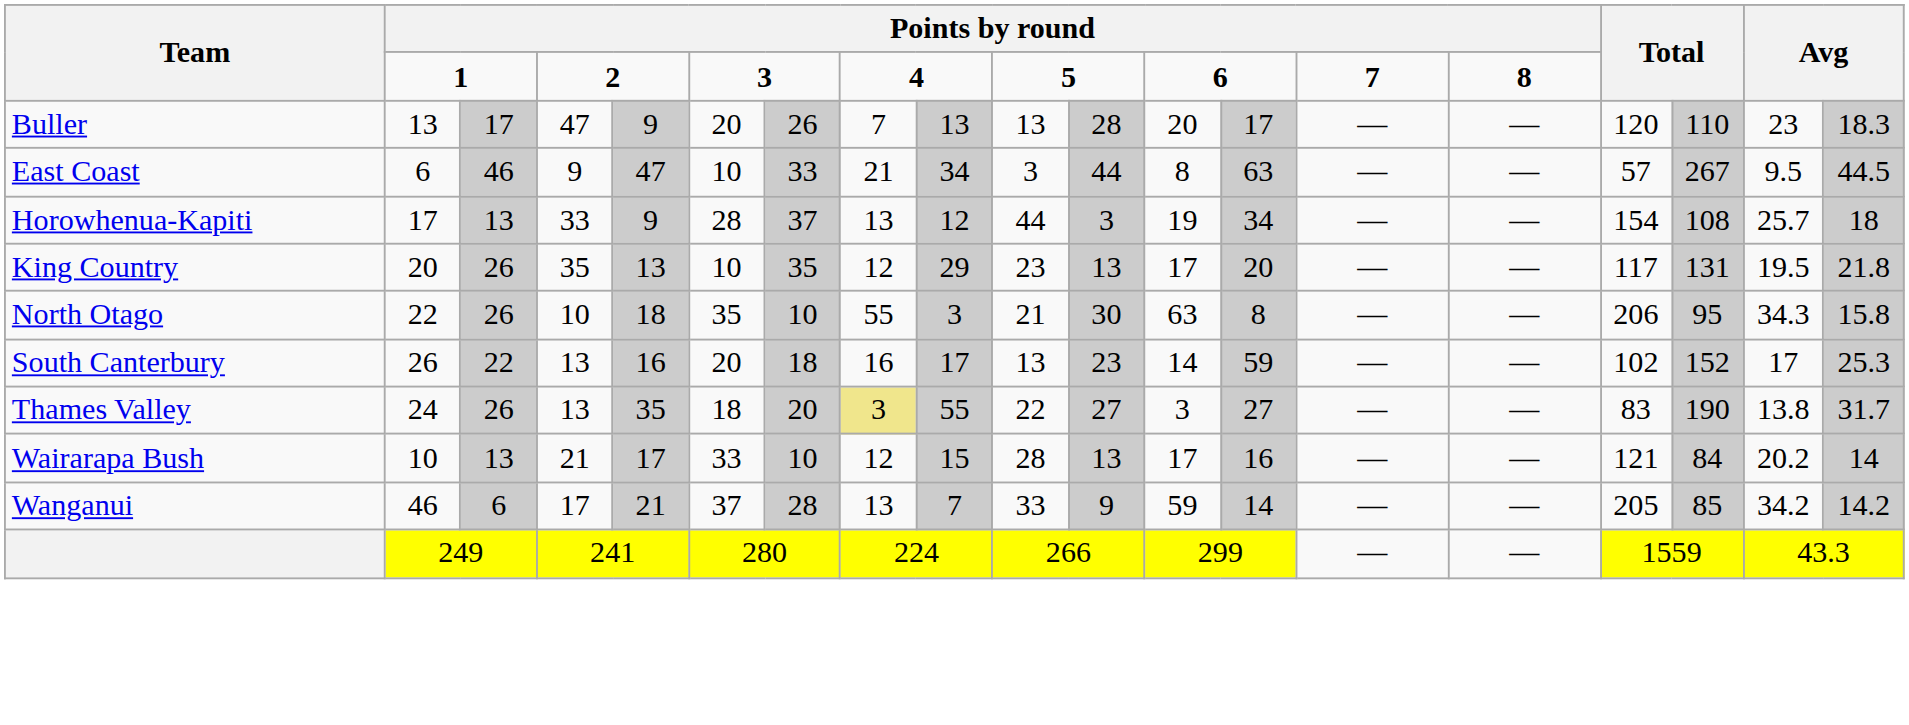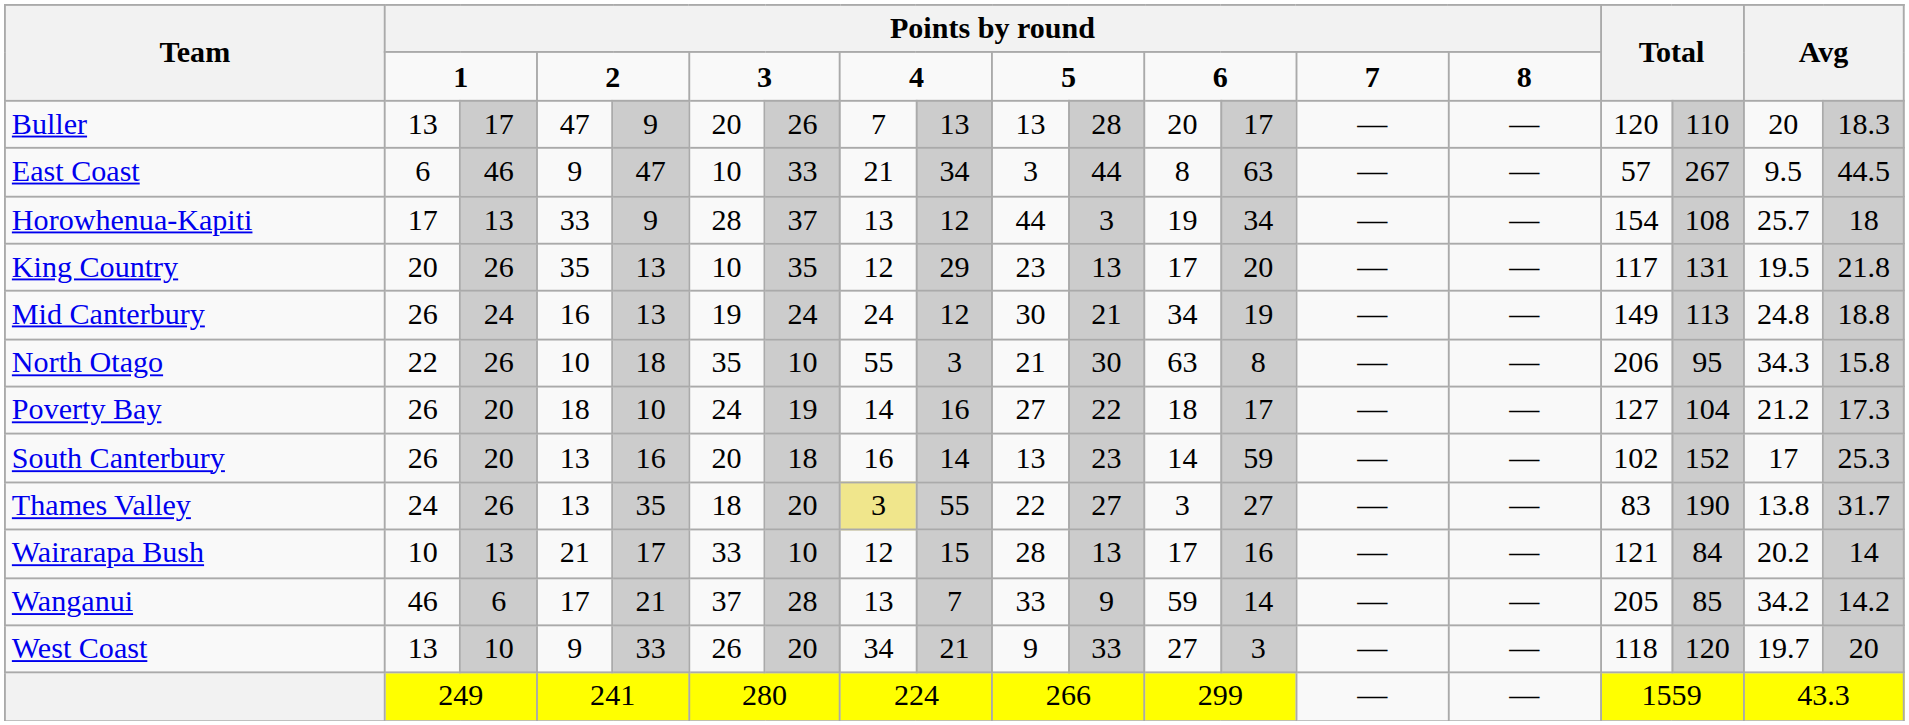(1783, 123) 23 -> (1783, 123) 20
+ row: (108, 314)
+ row: (87, 409)
(499, 362) 22 -> (499, 457) 20
(954, 362) 17 -> (954, 457) 14
+ row: (80, 648)
